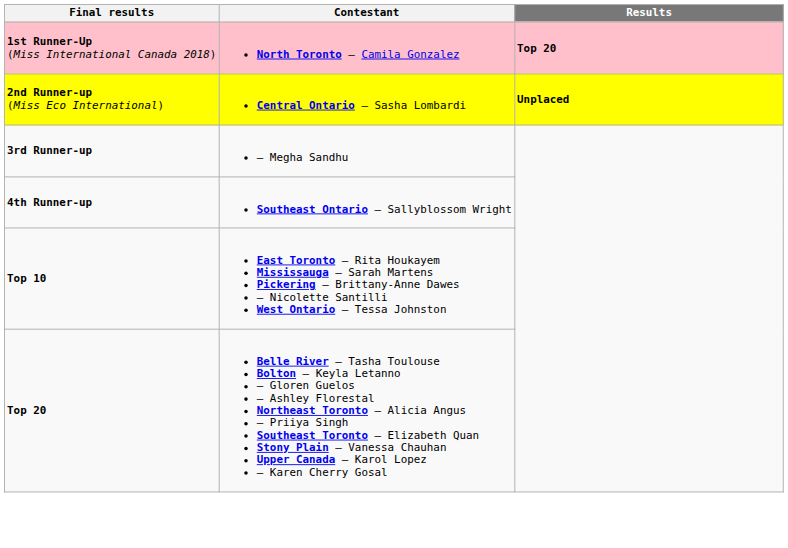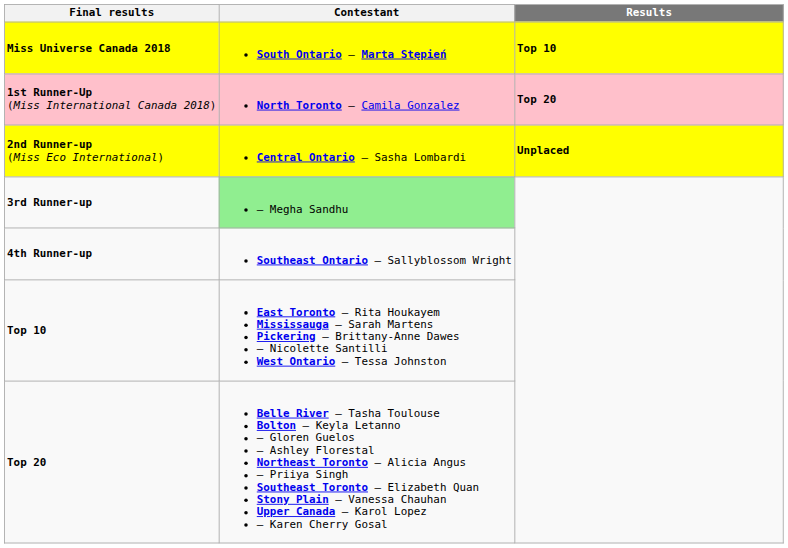+ row: (89, 48)
(367, 157) no background -> (367, 209) lightgreen background
